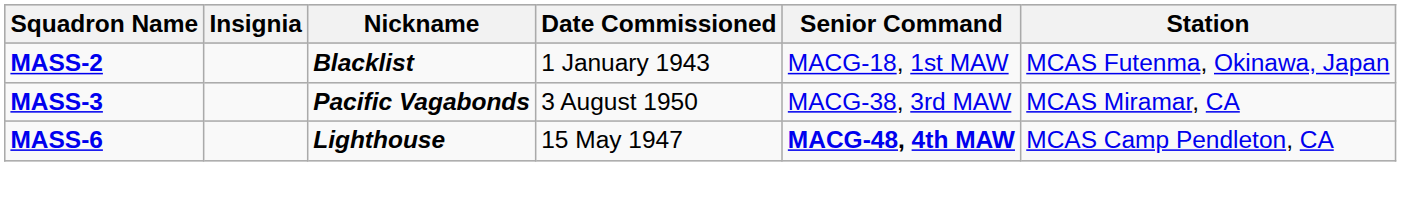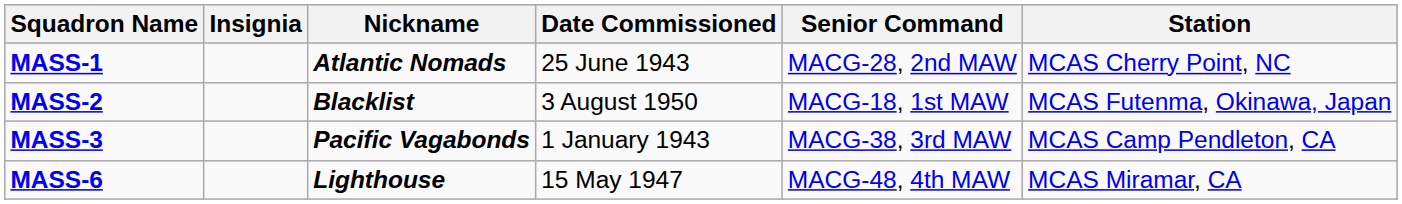+ row: (57, 62)
(626, 62) 1 January 1943 -> (619, 101) 3 August 1950
(619, 101) 3 August 1950 -> (626, 140) 1 January 1943
(1133, 101) MCAS Miramar, CA -> (1182, 140) MCAS Camp Pendleton, CA
(901, 140) bold -> (899, 179) normal
(1180, 140) MCAS Camp Pendleton, CA -> (1135, 179) MCAS Miramar, CA
